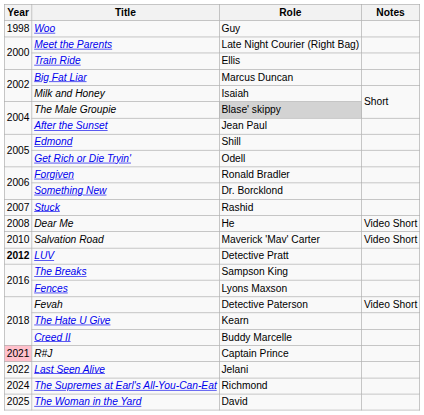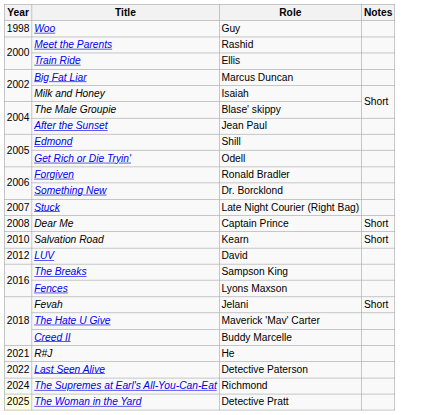(290, 45) Late Night Courier (Right Bag) -> (237, 45) Rashid
(251, 110) lightgrey background -> (251, 110) no background
(237, 207) Rashid -> (290, 207) Late Night Courier (Right Bag)
(228, 223) He -> (255, 223) Captain Prince
(391, 223) Video Short -> (376, 223) Short
(271, 239) Maverick 'Mav' Carter -> (235, 239) Kearn
(391, 239) Video Short -> (376, 239) Short
(18, 256) bold -> (18, 256) normal
(255, 256) Detective Pratt -> (235, 256) David
(265, 304) Detective Paterson -> (235, 304) Jelani
(391, 304) Video Short -> (376, 304) Short
(235, 321) Kearn -> (271, 321) Maverick 'Mav' Carter
(18, 353) pink background -> (18, 353) no background
(255, 353) Captain Prince -> (228, 353) He
(235, 369) Jelani -> (265, 369) Detective Paterson
(18, 402) no background -> (18, 402) lightyellow background
(235, 402) David -> (255, 402) Detective Pratt
